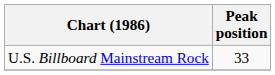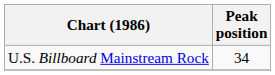(242, 57) 33 -> (242, 57) 34
